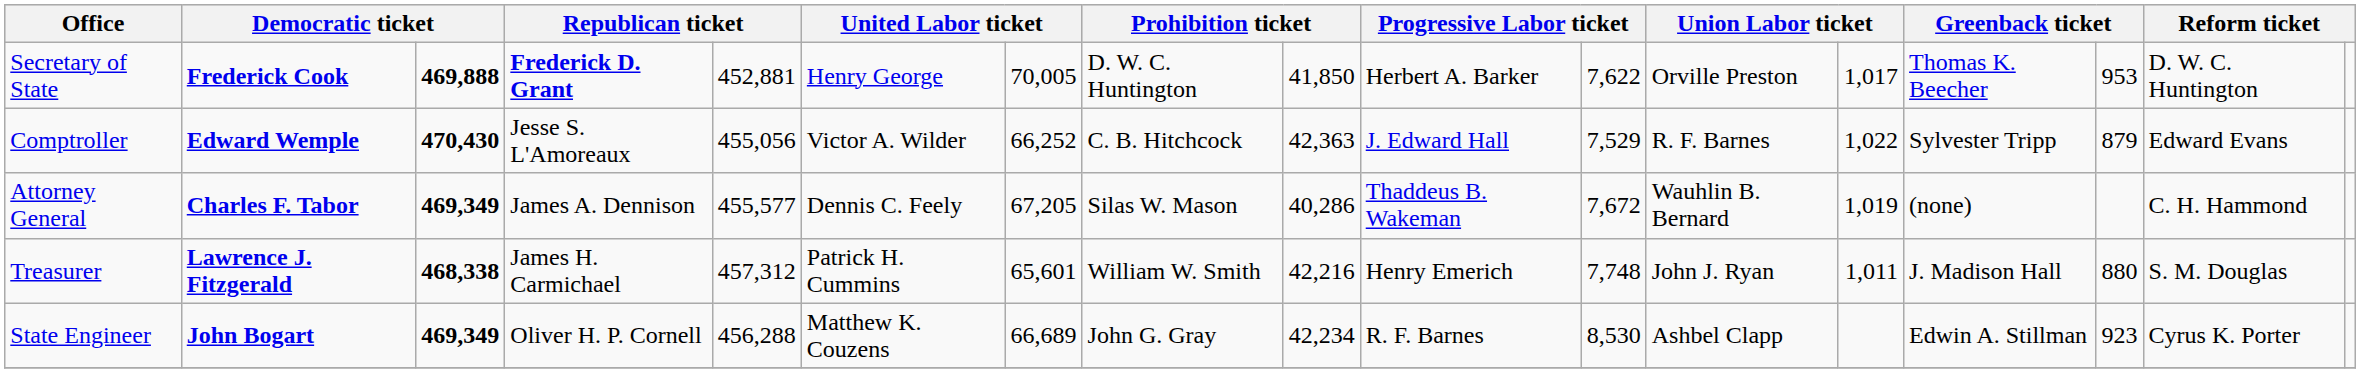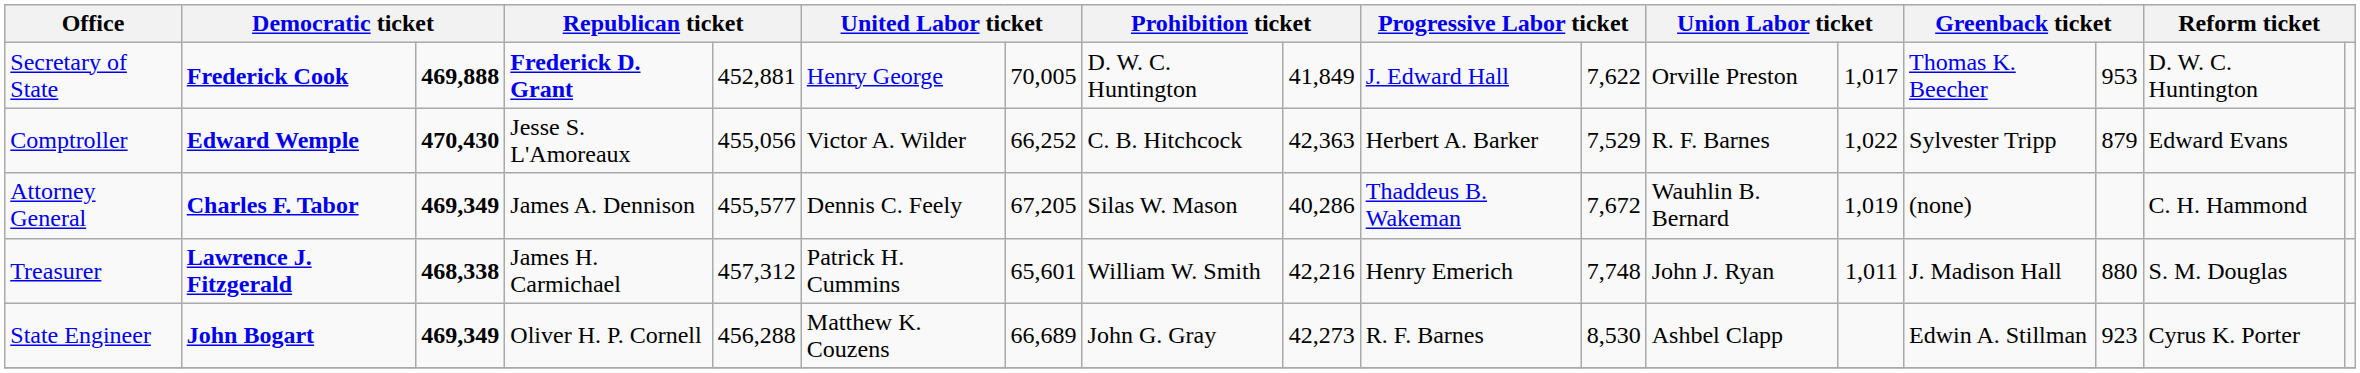(1322, 75) 41,850 -> (1322, 75) 41,849
(1452, 75) Herbert A. Barker -> (1437, 75) J. Edward Hall
(1437, 140) J. Edward Hall -> (1452, 140) Herbert A. Barker
(1322, 335) 42,234 -> (1322, 335) 42,273
